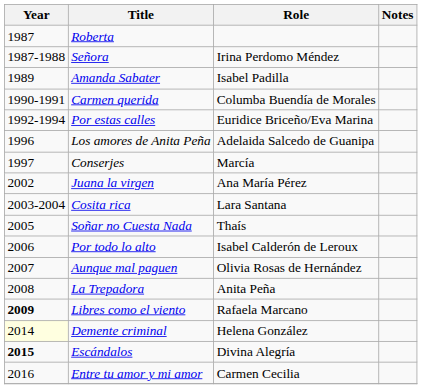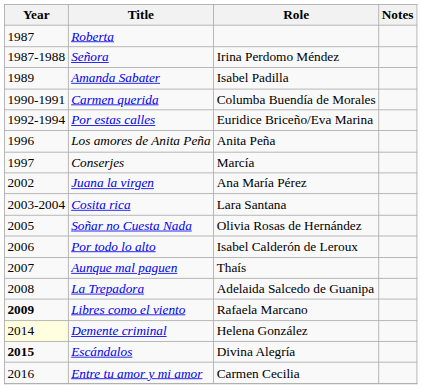(295, 141) Adelaida Salcedo de Guanipa -> (246, 141) Anita Peña
(231, 225) Thaís -> (289, 225) Olivia Rosas de Hernández
(289, 267) Olivia Rosas de Hernández -> (231, 267) Thaís
(246, 288) Anita Peña -> (295, 288) Adelaida Salcedo de Guanipa
